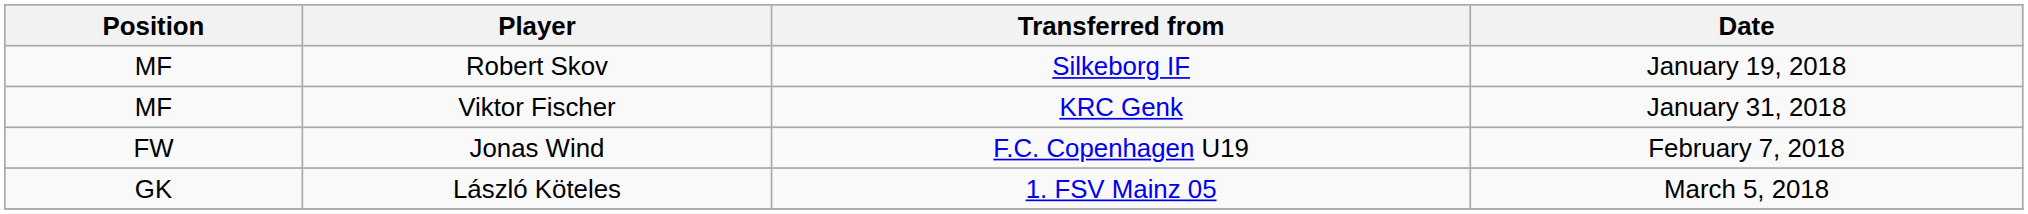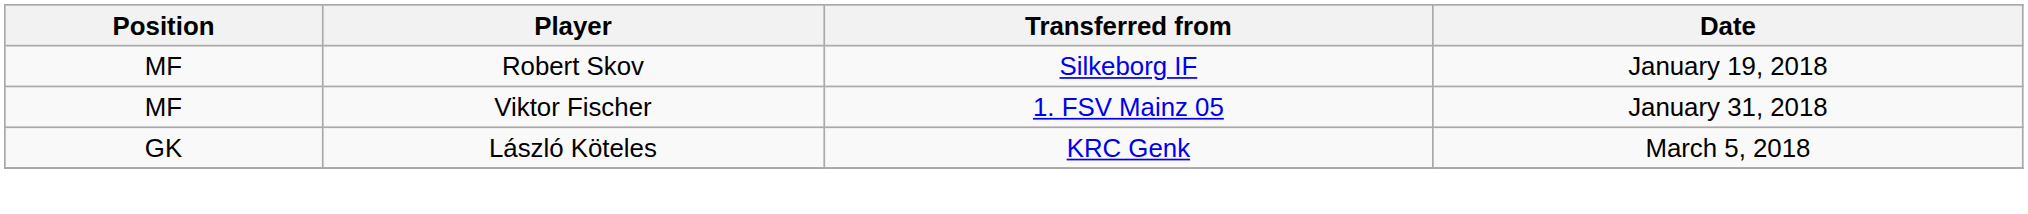(1121, 107) KRC Genk -> (1128, 107) 1. FSV Mainz 05
- row: (537, 148)
(1121, 189) 1. FSV Mainz 05 -> (1128, 148) KRC Genk
